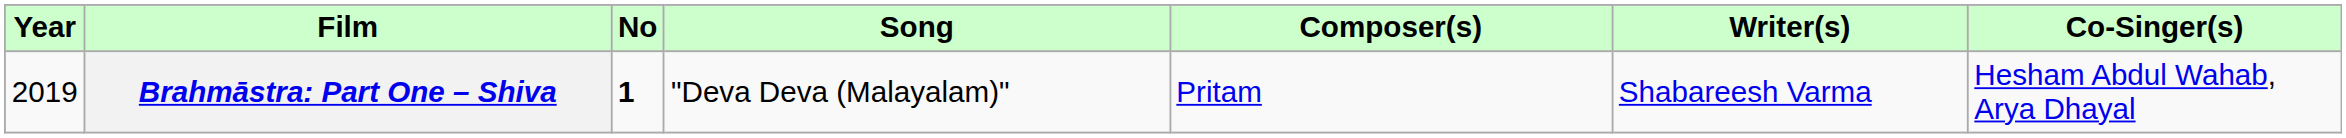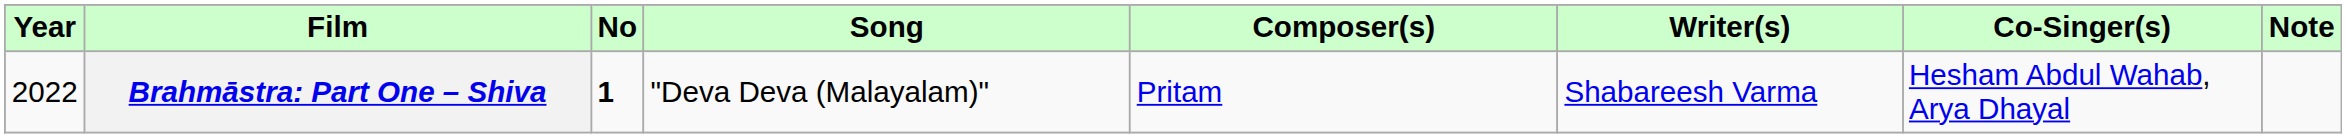+ column: (2302, 27)
(45, 91) 2019 -> (45, 91) 2022
